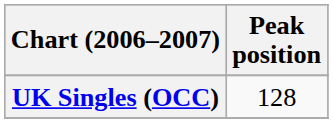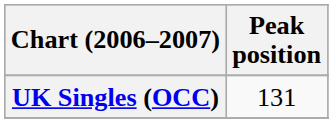(277, 96) 128 -> (277, 96) 131
